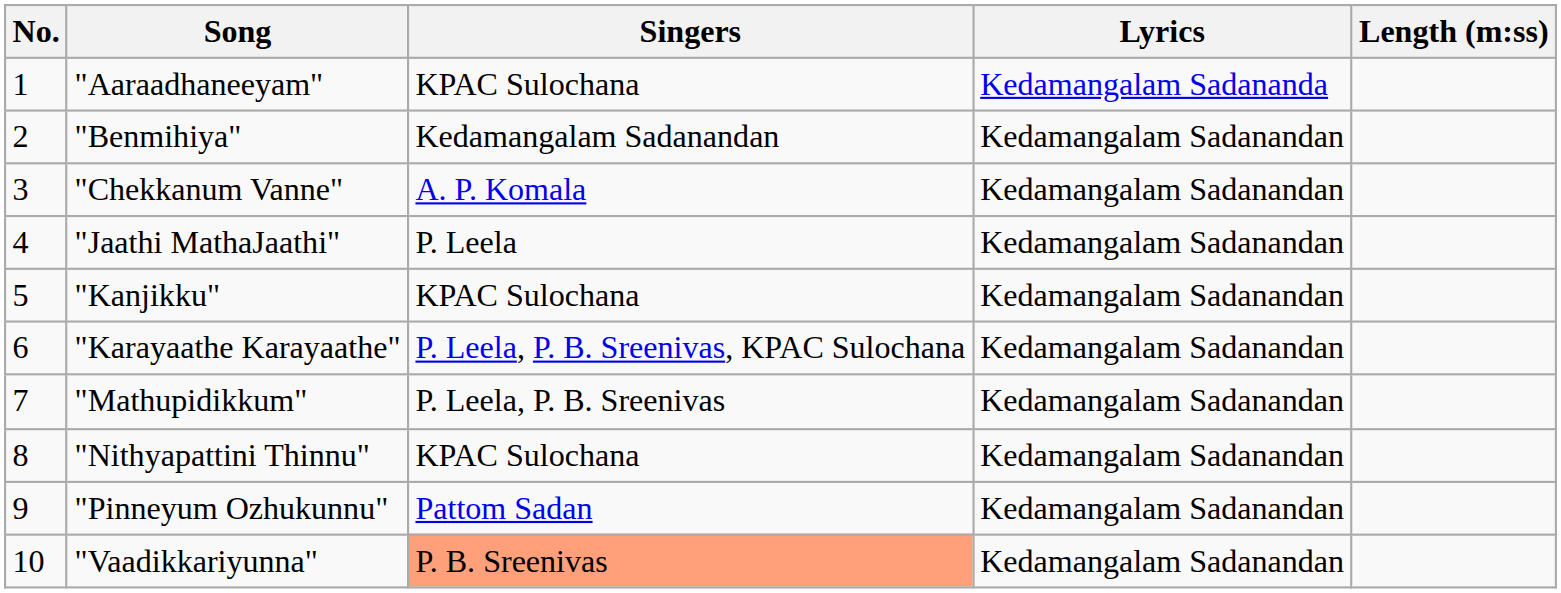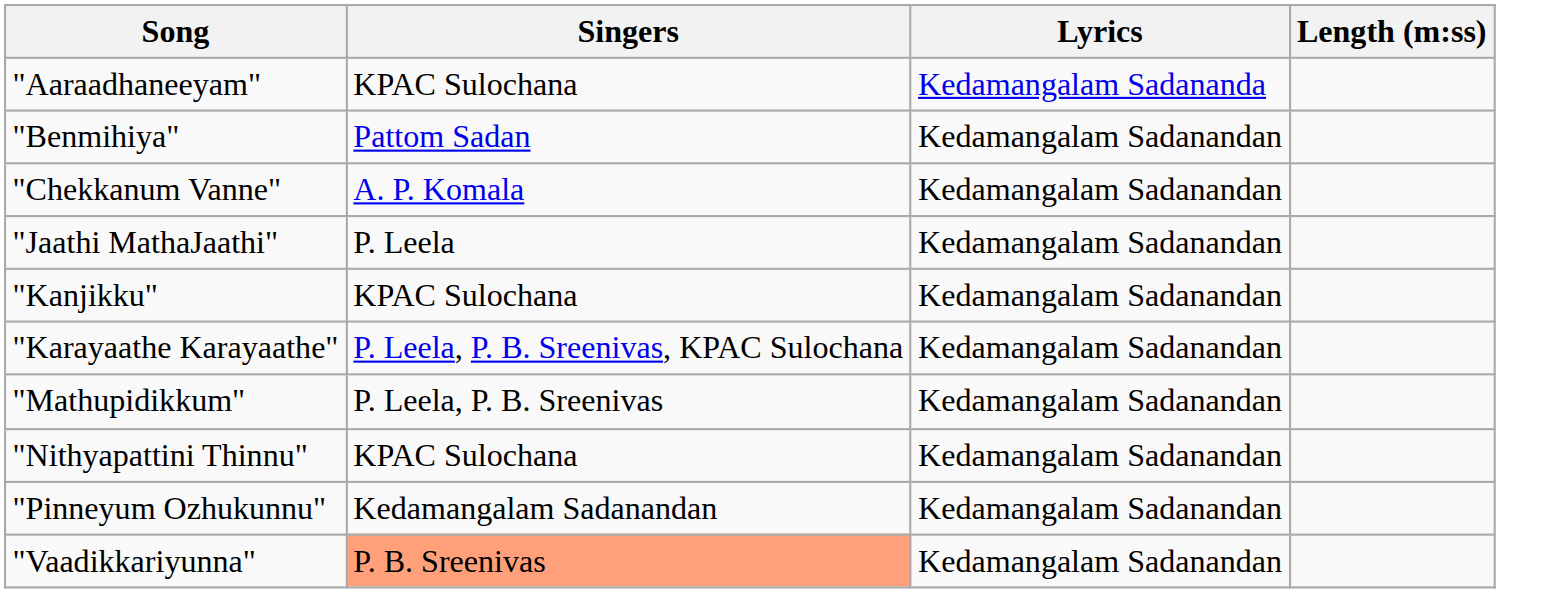- column: (36, 31)
(597, 136) Kedamangalam Sadanandan -> (442, 136) Pattom Sadan
(504, 507) Pattom Sadan -> (535, 507) Kedamangalam Sadanandan
